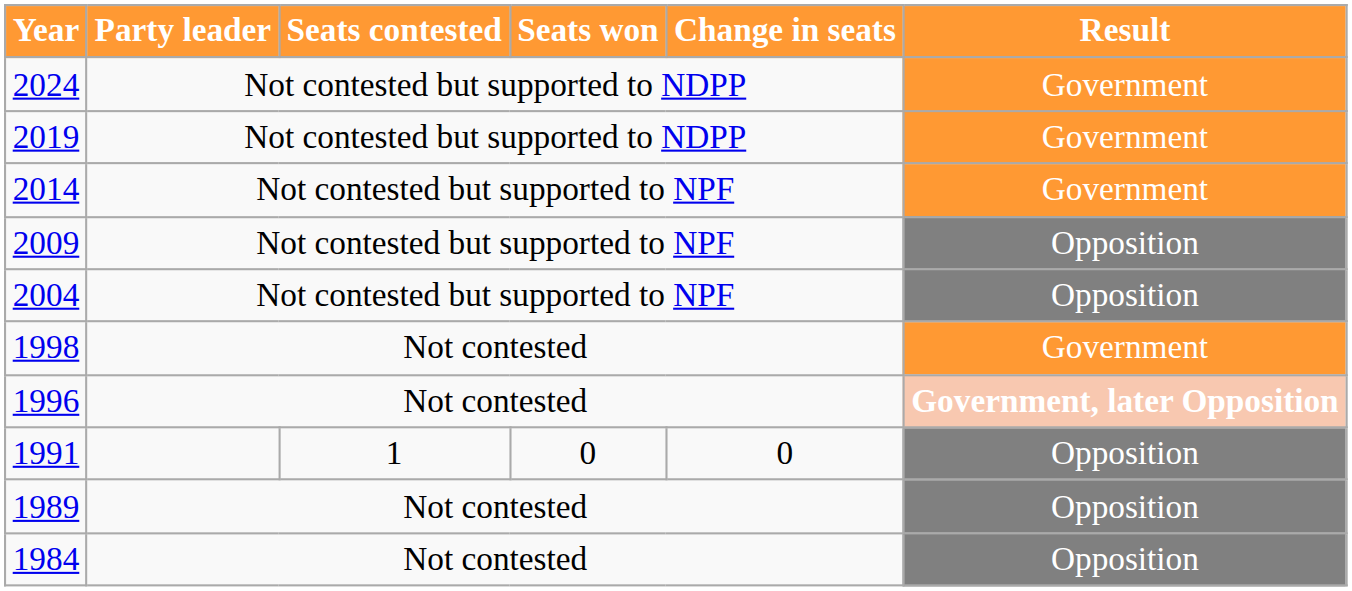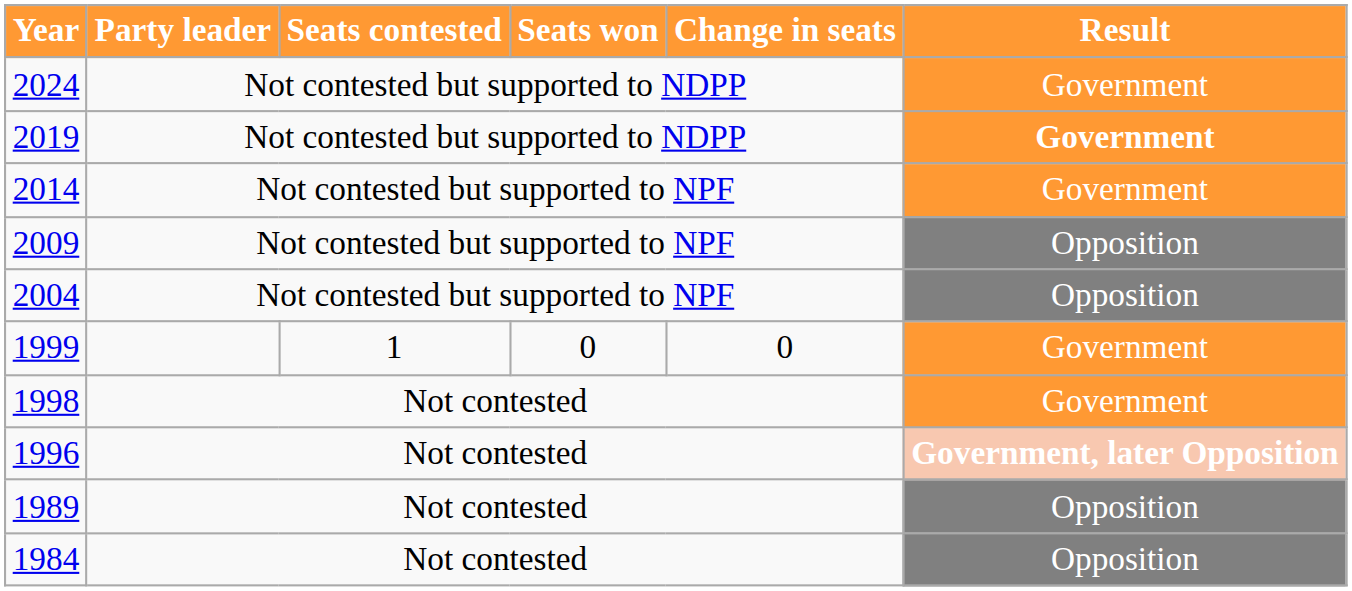(1125, 136) normal -> (1125, 136) bold
+ row: (46, 347)
- row: (46, 453)
